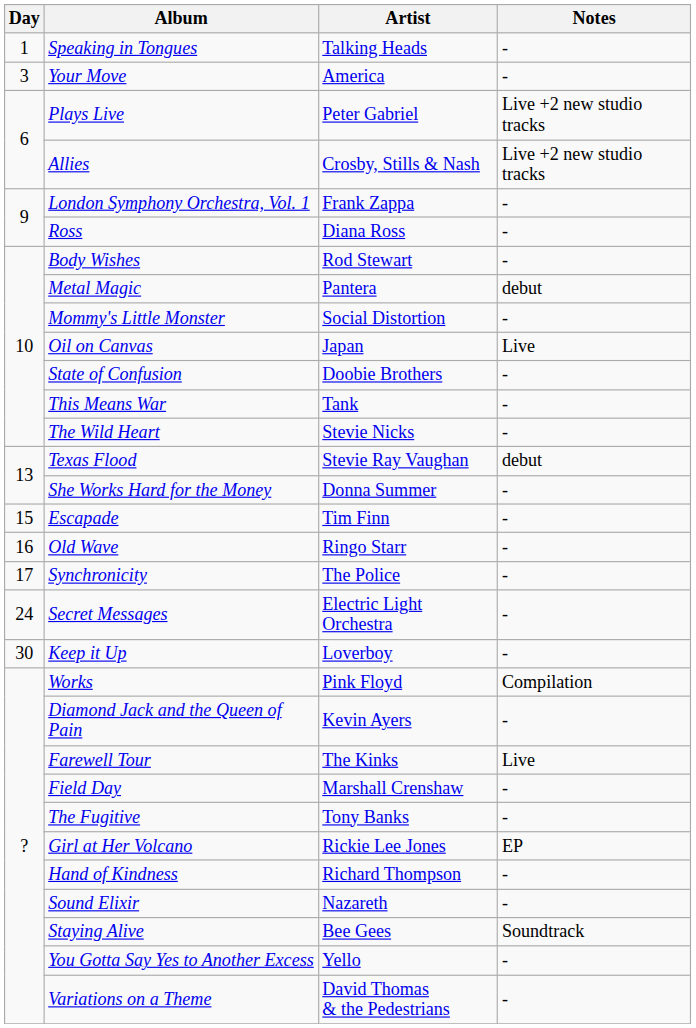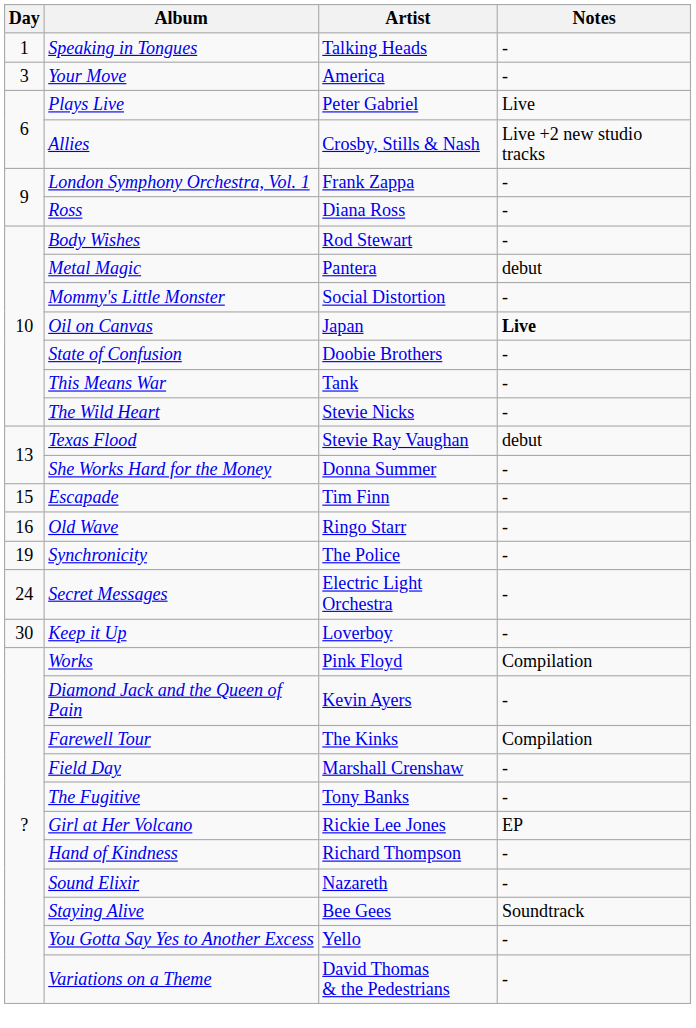(572, 115) Live +2 new studio tracks -> (518, 104) Live
(518, 346) normal -> (519, 325) bold
(24, 575) 17 -> (24, 555) 19
(518, 759) Live -> (547, 739) Compilation
